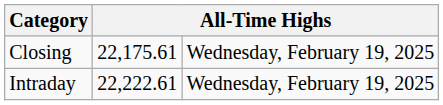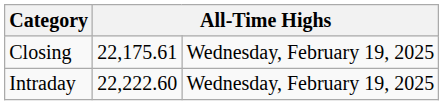(137, 83) 22,222.61 -> (137, 83) 22,222.60
